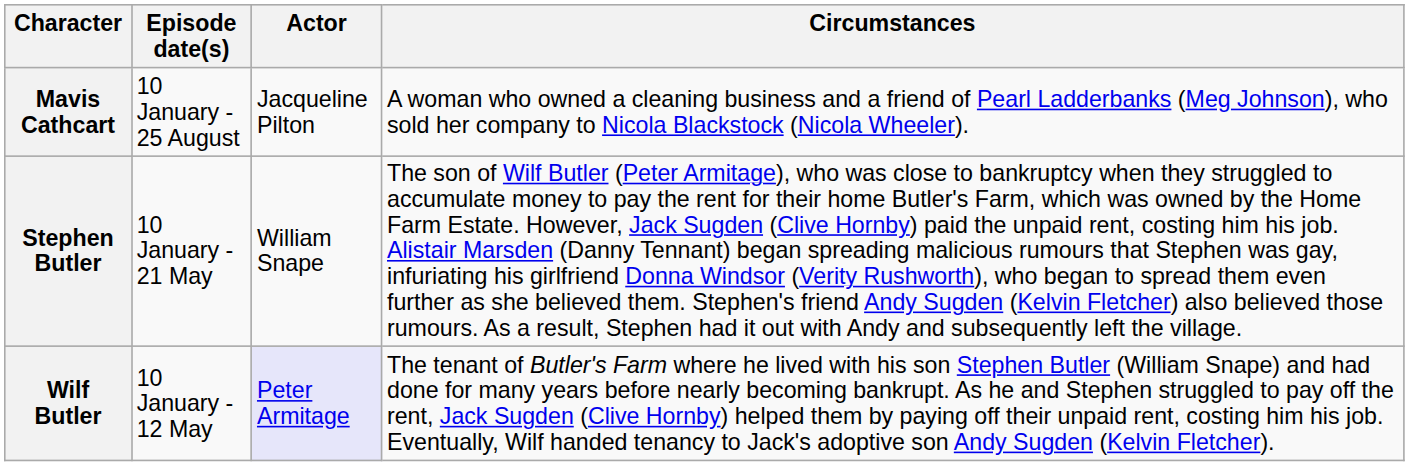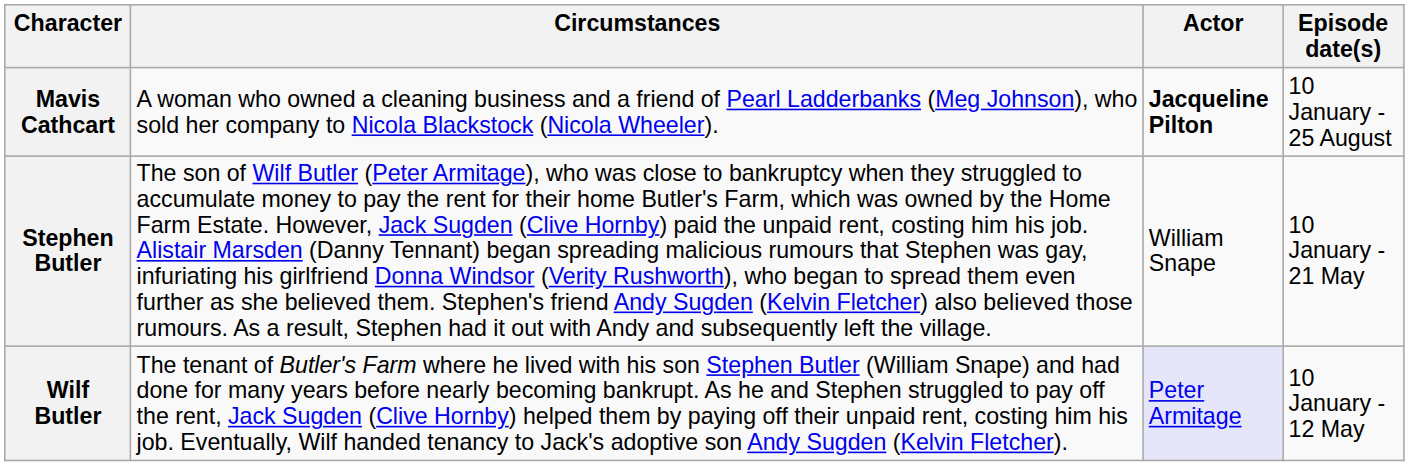columns swapped: (191, 36) <-> (892, 24)
(312, 112) normal -> (1209, 112) bold
